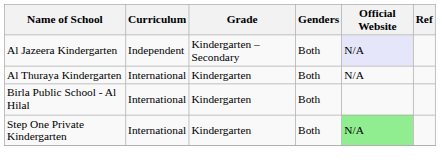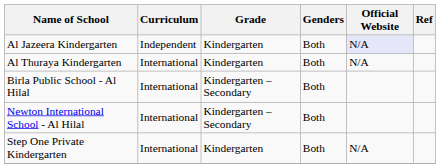(226, 50) Kindergarten – Secondary -> (233, 44) Kindergarten
(221, 99) Kindergarten -> (238, 86) Kindergarten – Secondary
+ row: (55, 117)
(354, 130) lightgreen background -> (359, 148) no background
